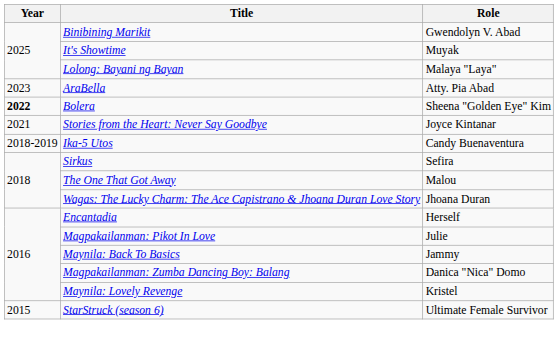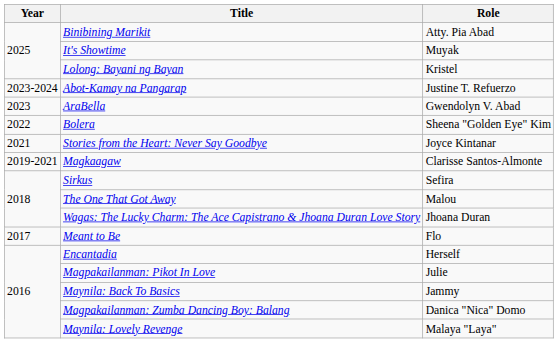(473, 32) Gwendolyn V. Abad -> (460, 32) Atty. Pia Abad
(461, 69) Malaya "Laya" -> (442, 69) Kristel
+ row: (125, 87)
(460, 87) Atty. Pia Abad -> (473, 106) Gwendolyn V. Abad
(19, 106) bold -> (19, 124) normal
+ row: (92, 161)
- row: (88, 143)
+ row: (92, 236)
(442, 291) Kristel -> (461, 328) Malaya "Laya"
- row: (113, 310)
